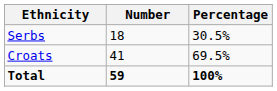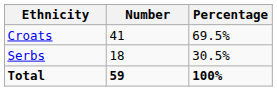rows swapped: (30, 55) <-> (26, 35)
